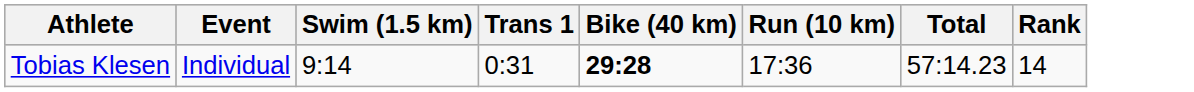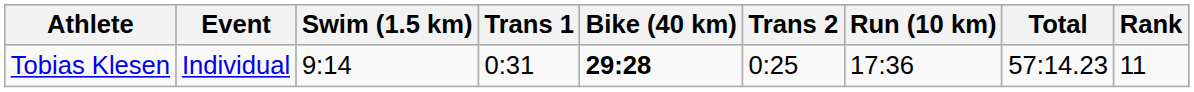+ column: (793, 24)
(1032, 65) 14 -> (1133, 65) 11
